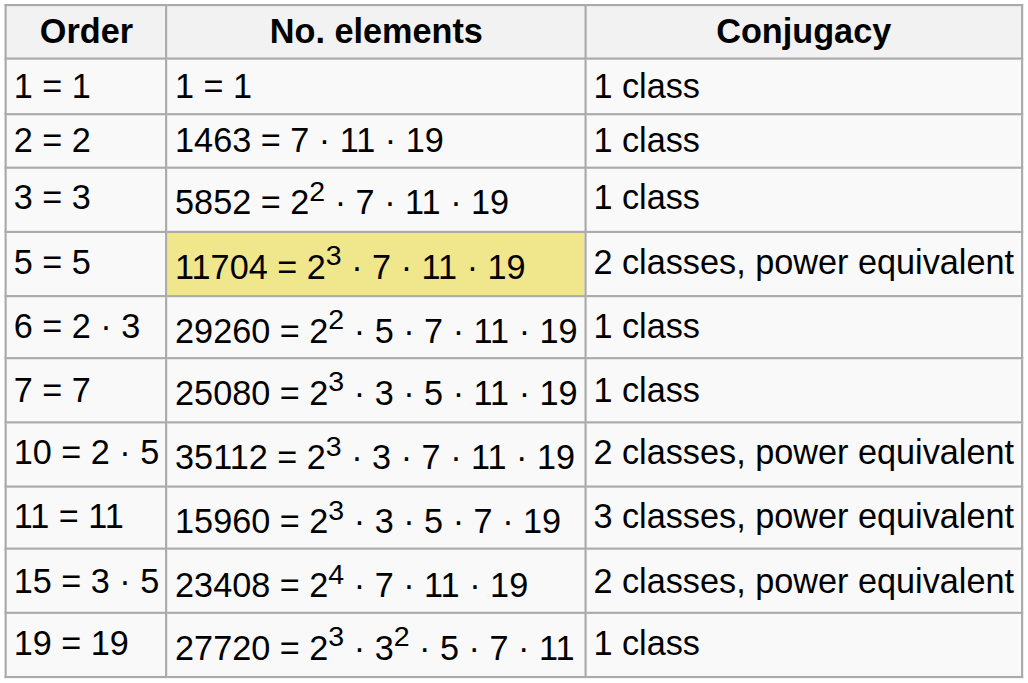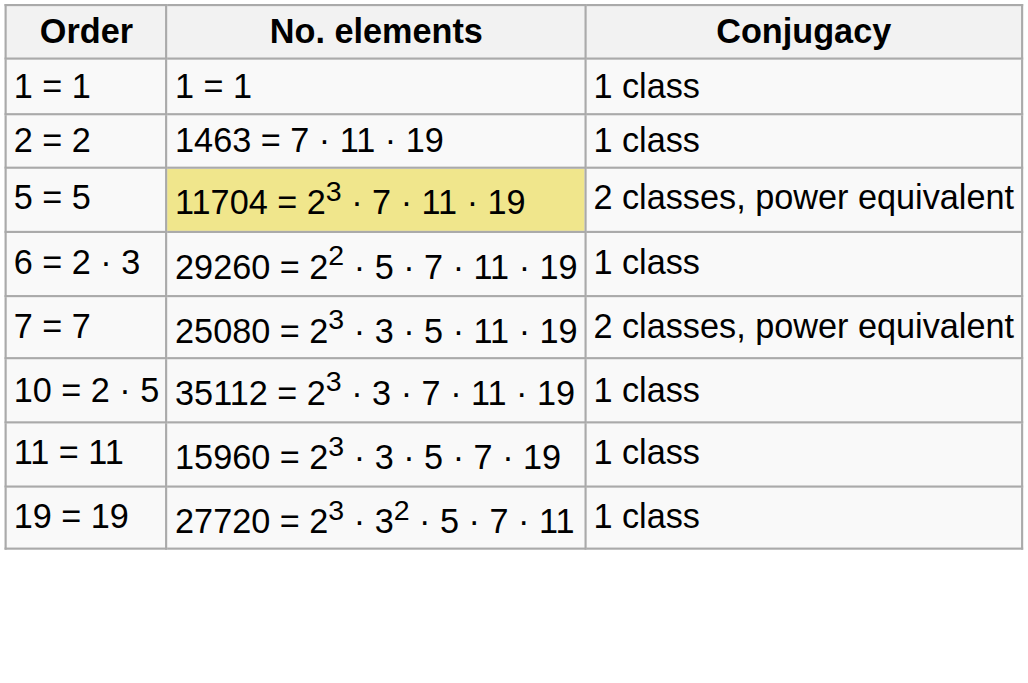- row: (52, 199)
(647, 389) 1 class -> (804, 326) 2 classes, power equivalent
(804, 453) 2 classes, power equivalent -> (647, 389) 1 class
(804, 516) 3 classes, power equivalent -> (647, 453) 1 class
- row: (86, 580)
